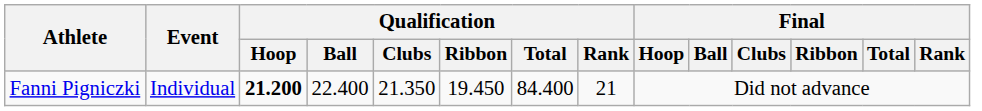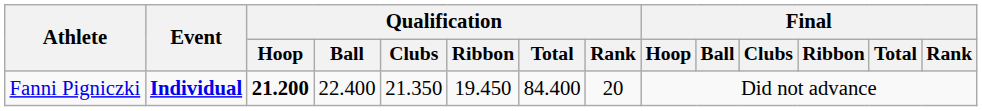(193, 88) normal -> (196, 88) bold
(606, 88) 21 -> (613, 88) 20
